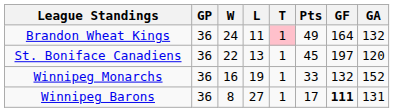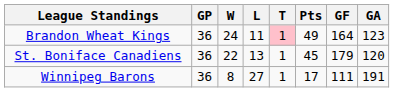(373, 35) 132 -> (373, 35) 123
(342, 56) 197 -> (342, 56) 179
- row: (98, 76)
(342, 97) bold -> (342, 76) normal
(373, 97) 131 -> (373, 76) 191
